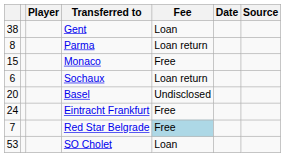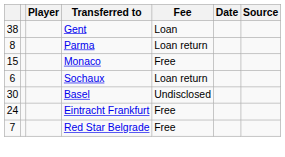(13, 95) 20 -> (13, 95) 30
(165, 128) lightblue background -> (165, 128) no background
- row: (88, 144)
